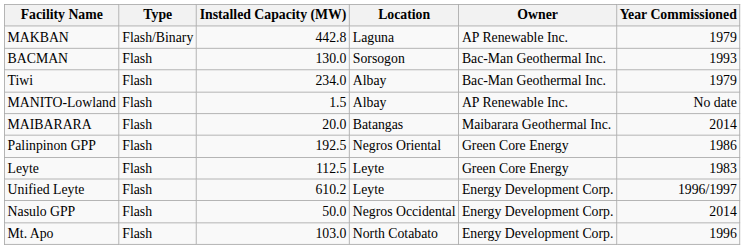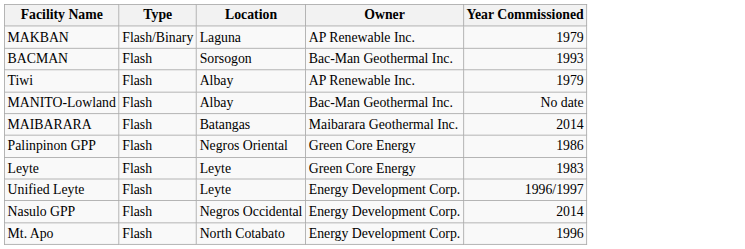- column: (273, 15)
(534, 80) Bac-Man Geothermal Inc. -> (362, 80) AP Renewable Inc.
(515, 102) AP Renewable Inc. -> (381, 102) Bac-Man Geothermal Inc.
